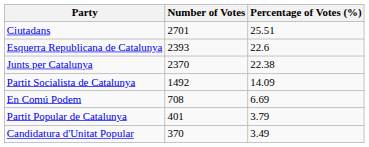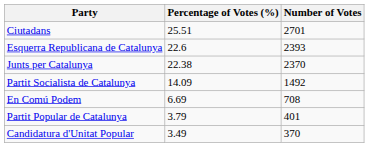columns swapped: (206, 13) <-> (306, 13)
